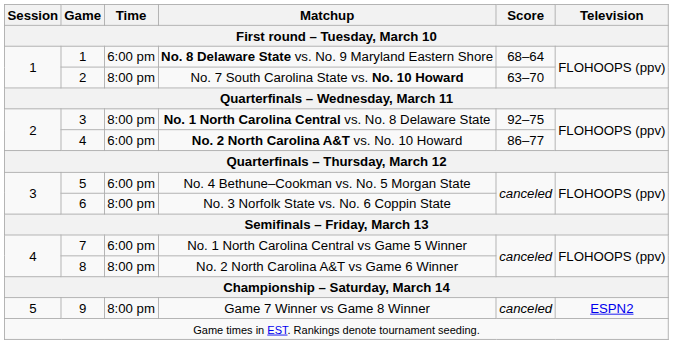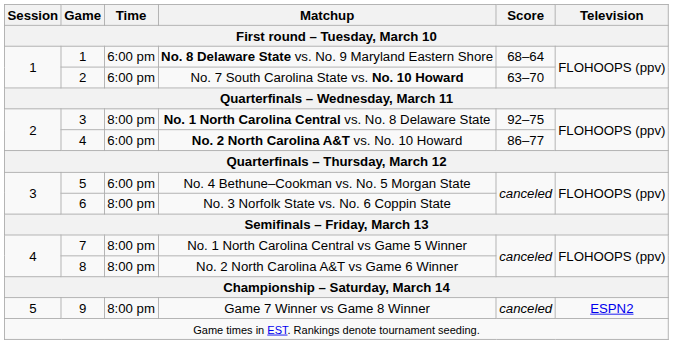(131, 78) 8:00 pm -> (131, 78) 6:00 pm
(131, 245) 6:00 pm -> (131, 245) 8:00 pm
